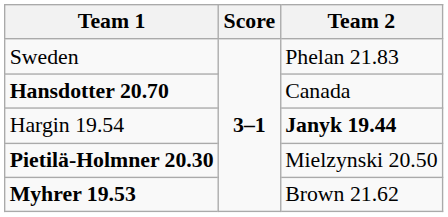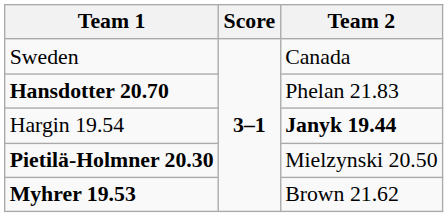(342, 56) Phelan 21.83 -> (318, 56) Canada
(318, 90) Canada -> (342, 90) Phelan 21.83
